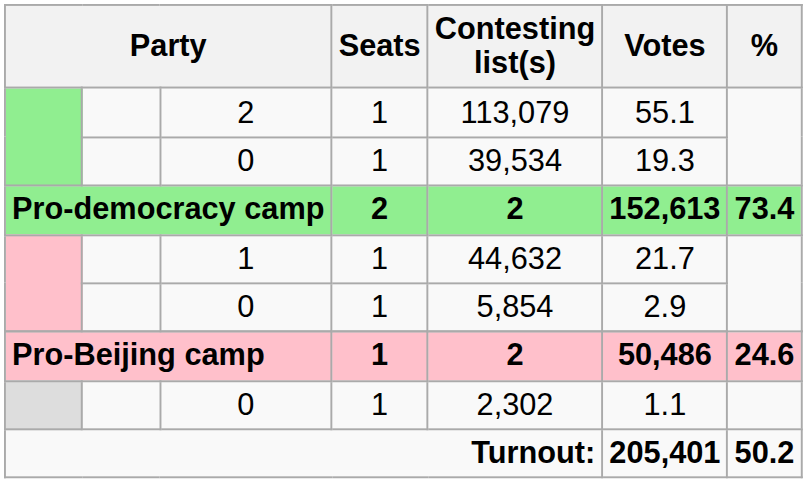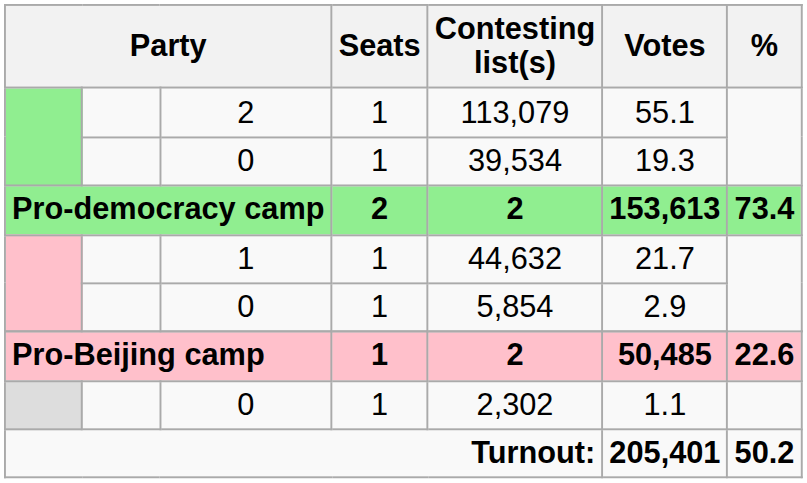(665, 209) 152,613 -> (665, 209) 153,613
(665, 355) 50,486 -> (665, 355) 50,485
(764, 355) 24.6 -> (764, 355) 22.6
